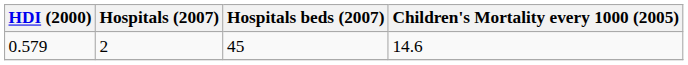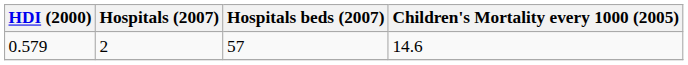(236, 45) 45 -> (236, 45) 57
